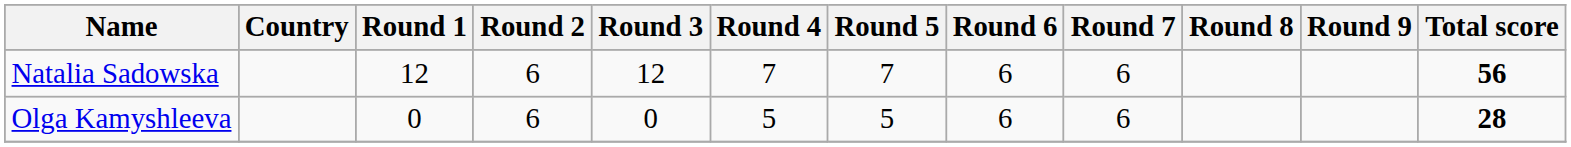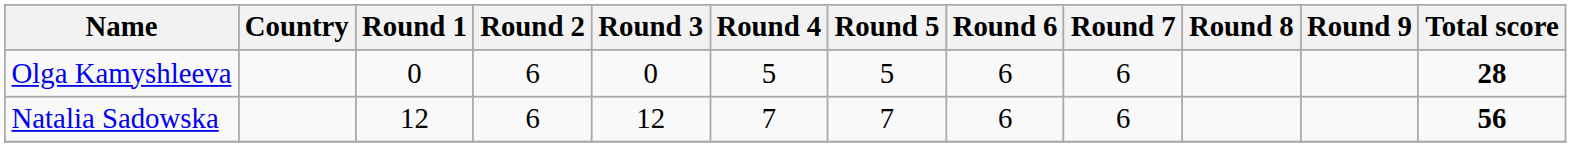rows swapped: (115, 73) <-> (122, 118)
